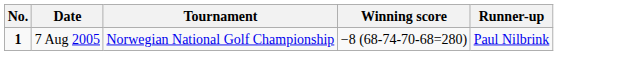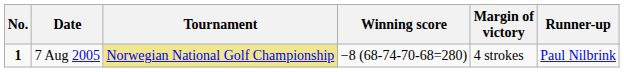+ column: (504, 24)
(220, 39) no background -> (220, 55) khaki background
